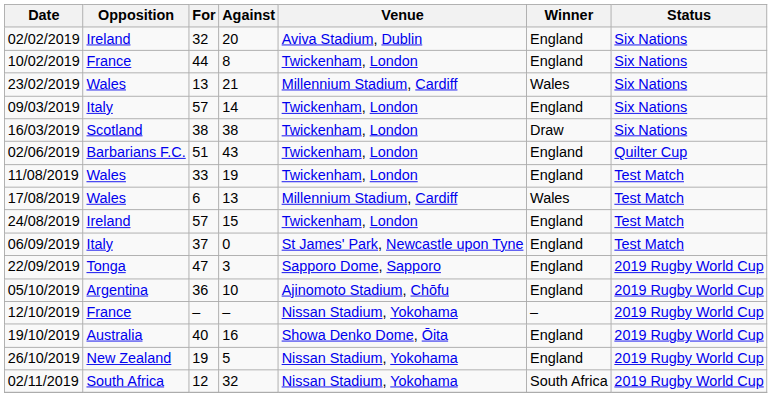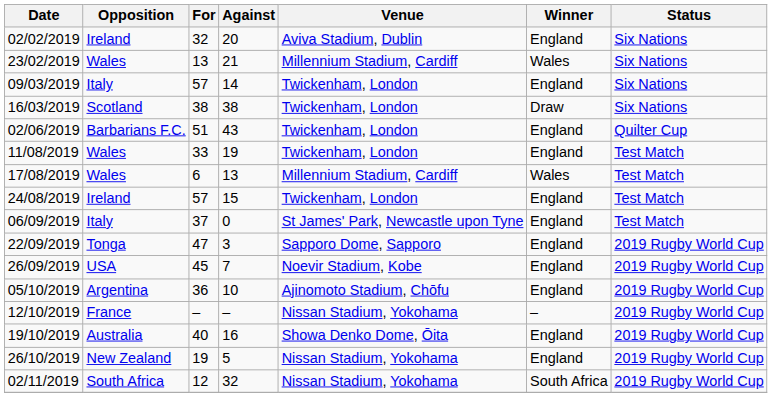- row: (44, 61)
+ row: (44, 267)
